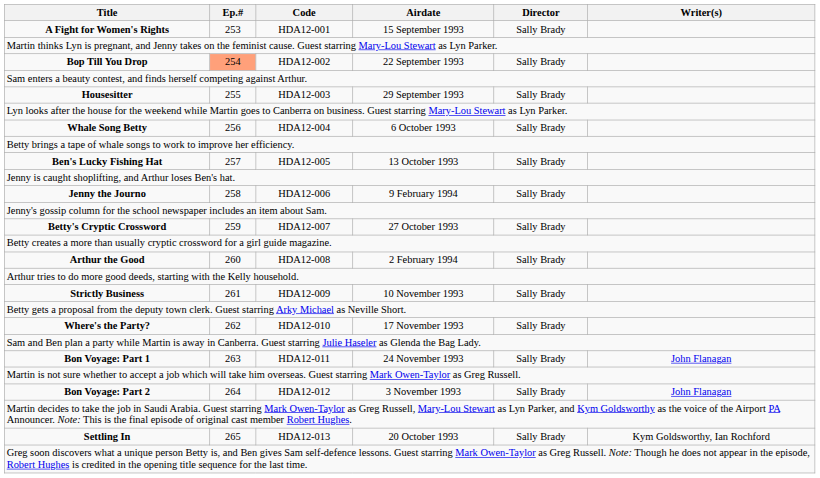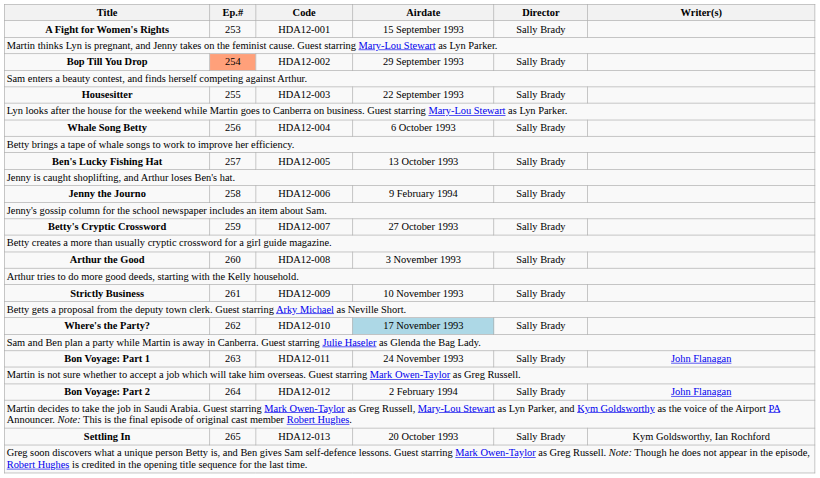(423, 62) 22 September 1993 -> (423, 62) 29 September 1993
(423, 95) 29 September 1993 -> (423, 95) 22 September 1993
(423, 260) 2 February 1994 -> (423, 260) 3 November 1993
(423, 326) no background -> (423, 326) lightblue background
(423, 392) 3 November 1993 -> (423, 392) 2 February 1994
